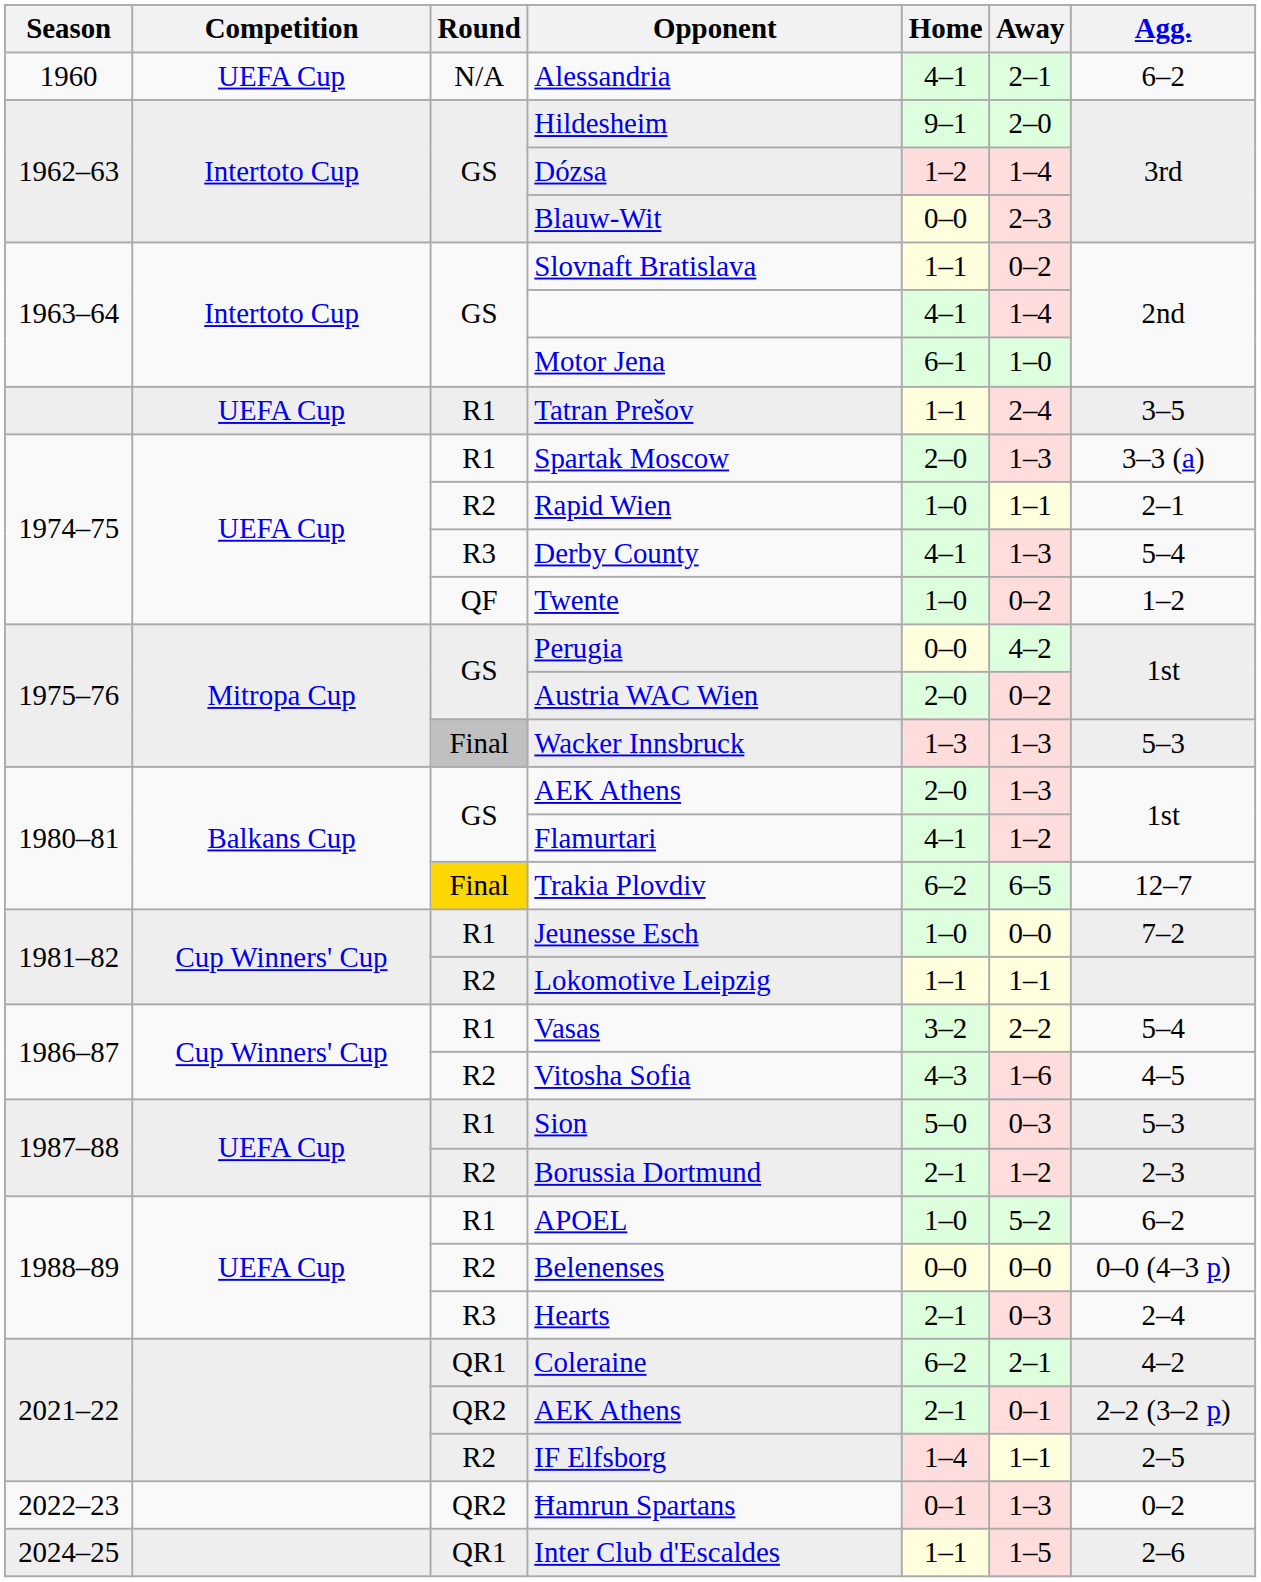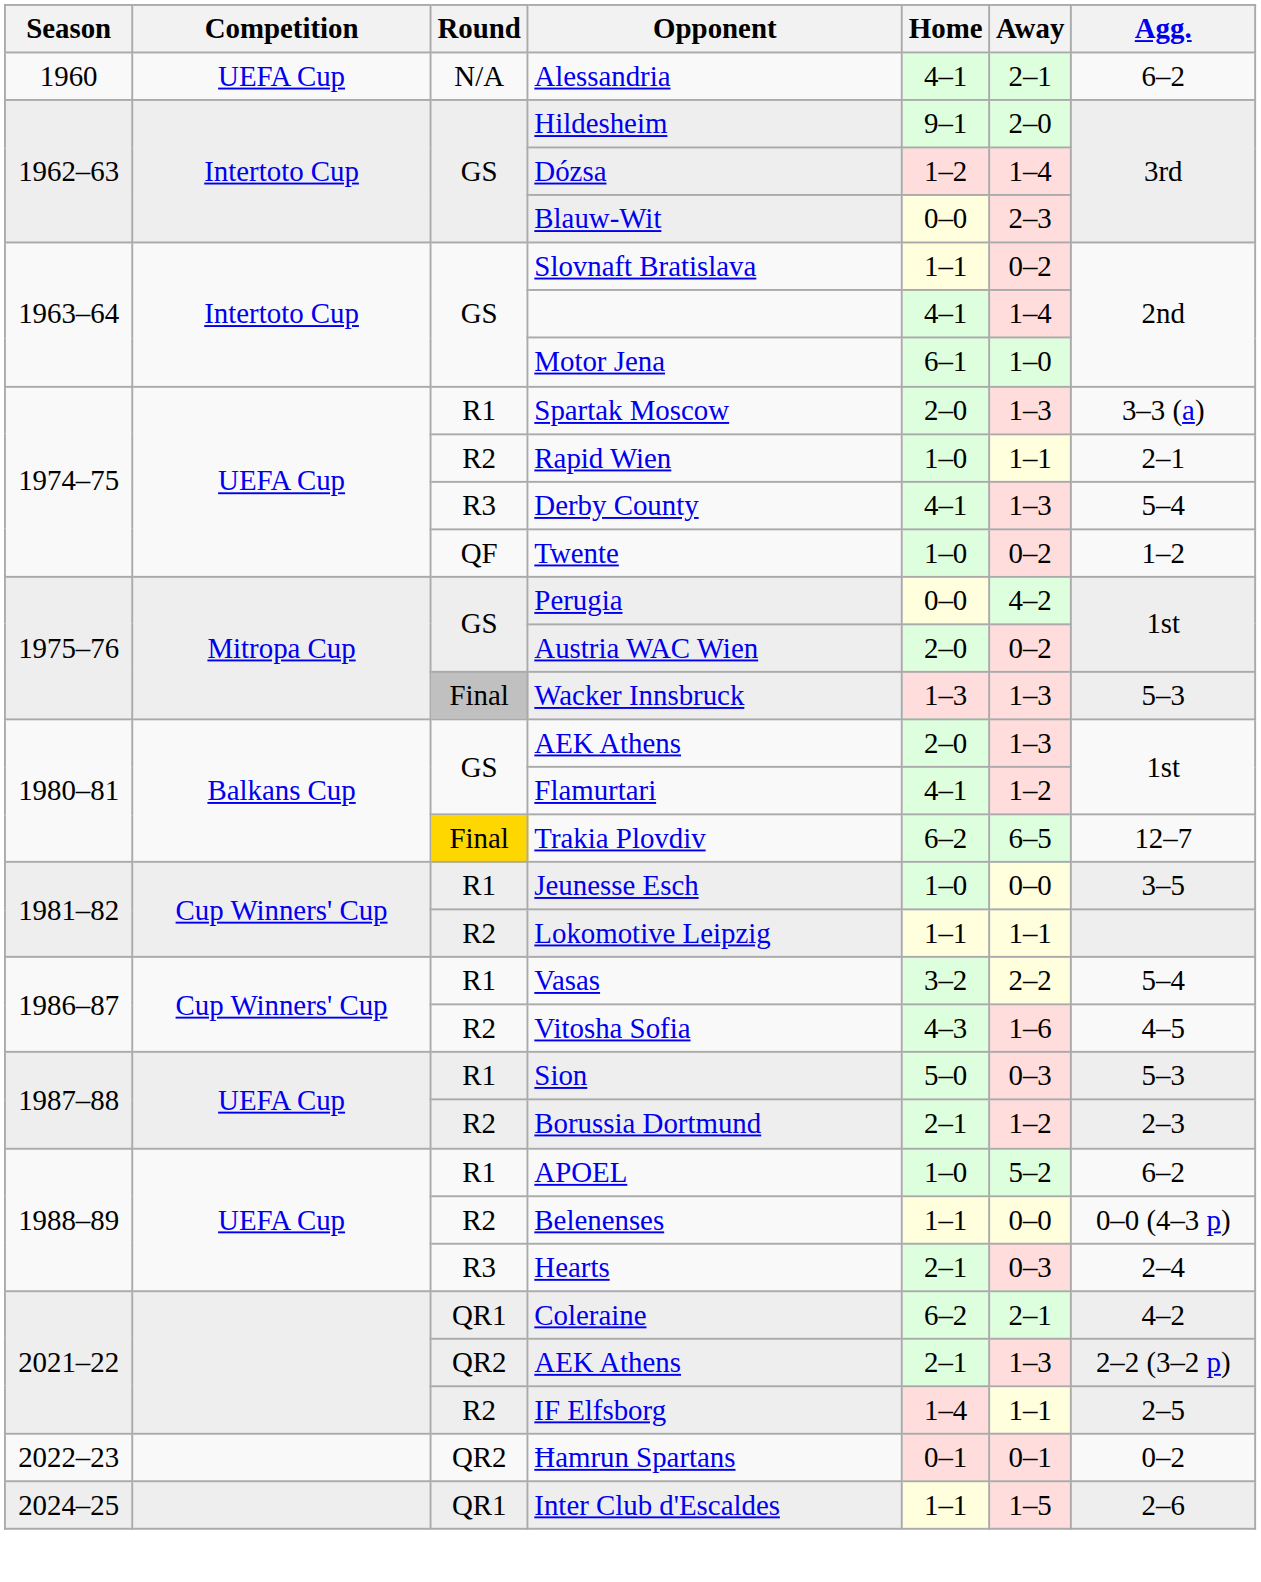- row: (69, 410)
(1163, 933) 7–2 -> (1163, 885) 3–5
(946, 1266) 0–0 -> (946, 1218) 1–1
(1030, 1409) 0–1 -> (1030, 1361) 1–3
(1030, 1504) 1–3 -> (1030, 1457) 0–1
